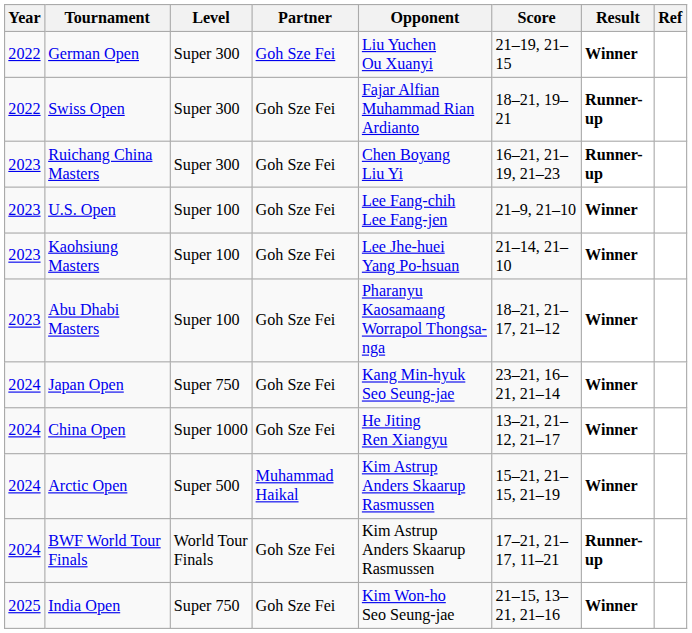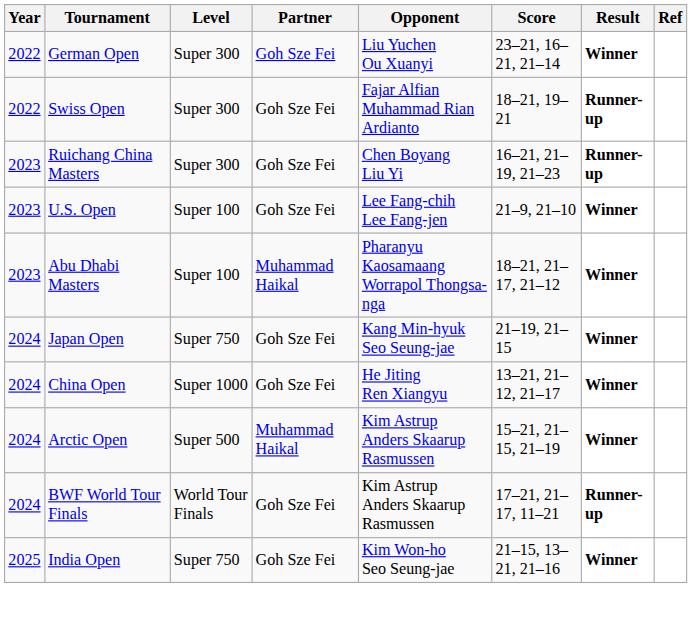(532, 54) 21–19, 21–15 -> (532, 54) 23–21, 16–21, 21–14
- row: (83, 255)
(295, 320) Goh Sze Fei -> (295, 274) Muhammad Haikal
(532, 385) 23–21, 16–21, 21–14 -> (532, 339) 21–19, 21–15
